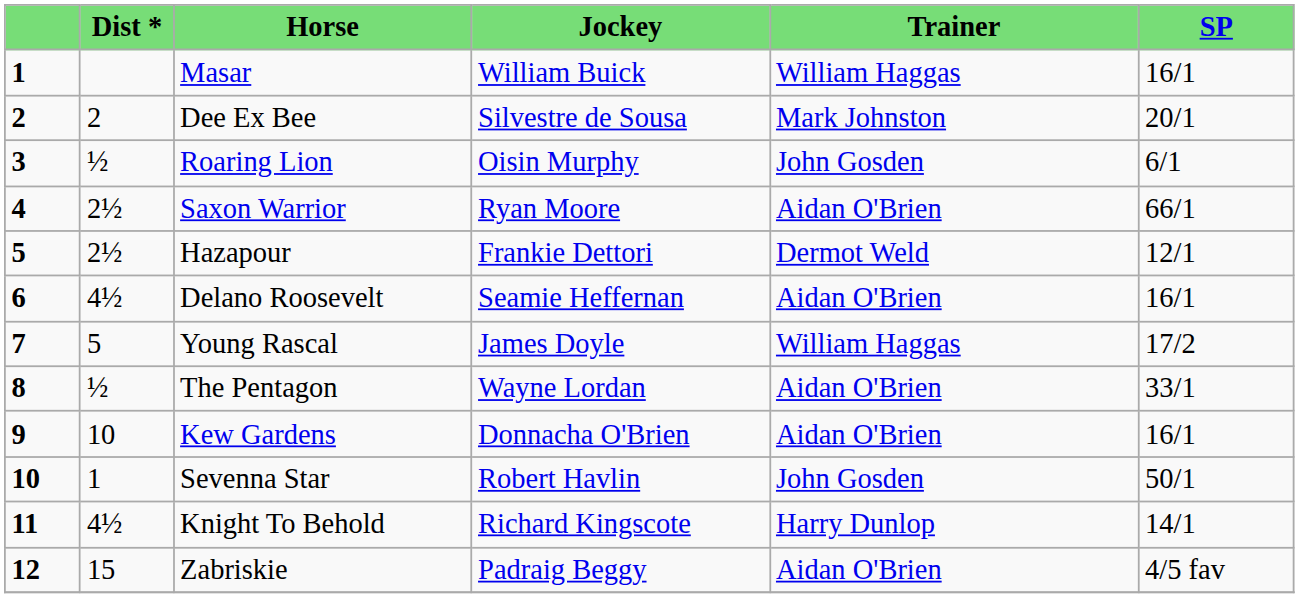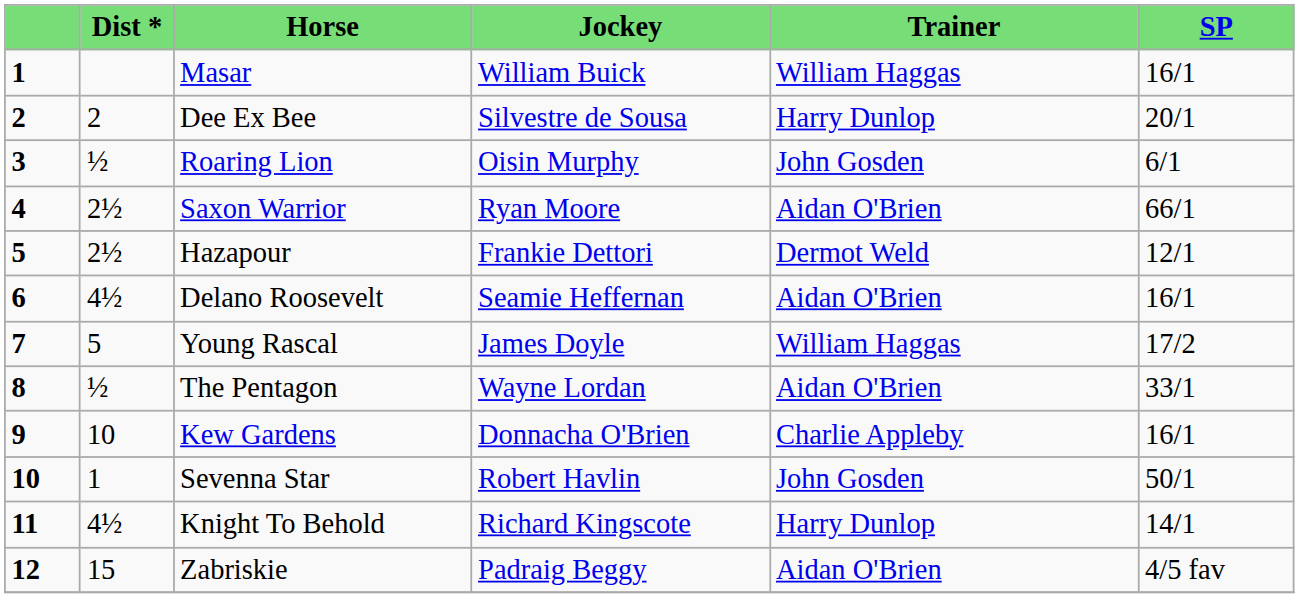(861, 117) Mark Johnston -> (855, 117) Harry Dunlop
(859, 433) Aidan O'Brien -> (870, 433) Charlie Appleby
